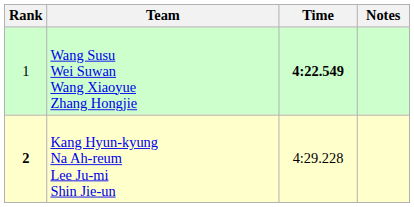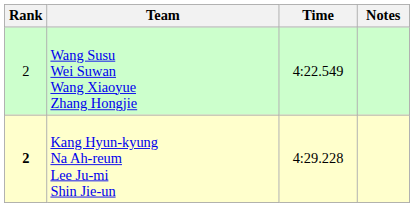(26, 71) 1 -> (26, 71) 2
(318, 71) bold -> (318, 71) normal
